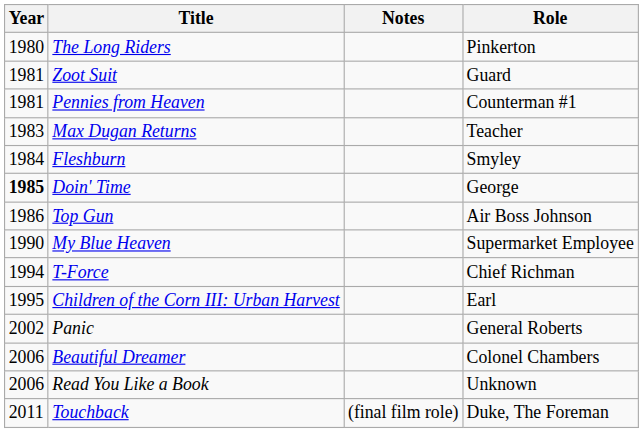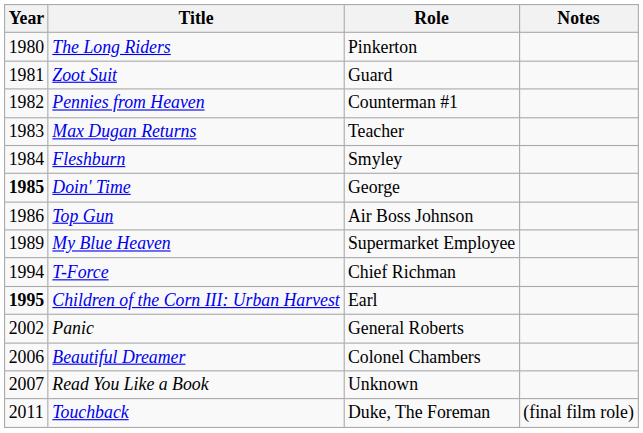columns swapped: (550, 18) <-> (403, 18)
(26, 103) 1981 -> (26, 103) 1982
(26, 243) 1990 -> (26, 243) 1989
(26, 300) normal -> (26, 300) bold
(26, 384) 2006 -> (26, 384) 2007
